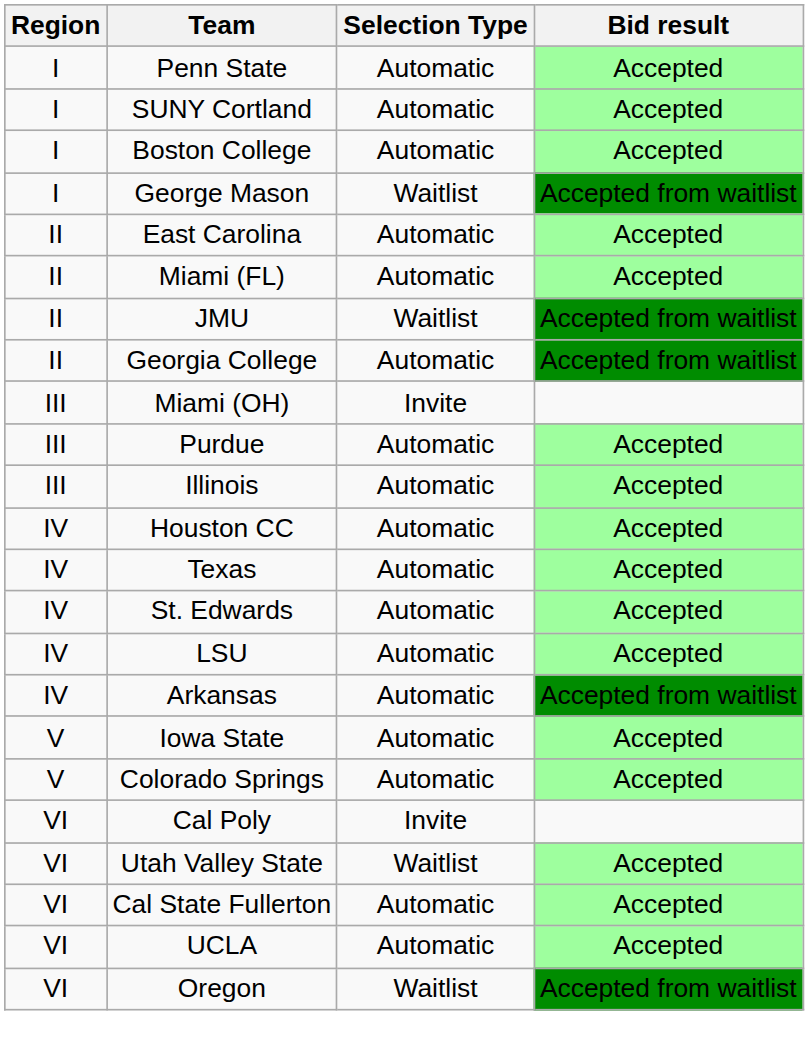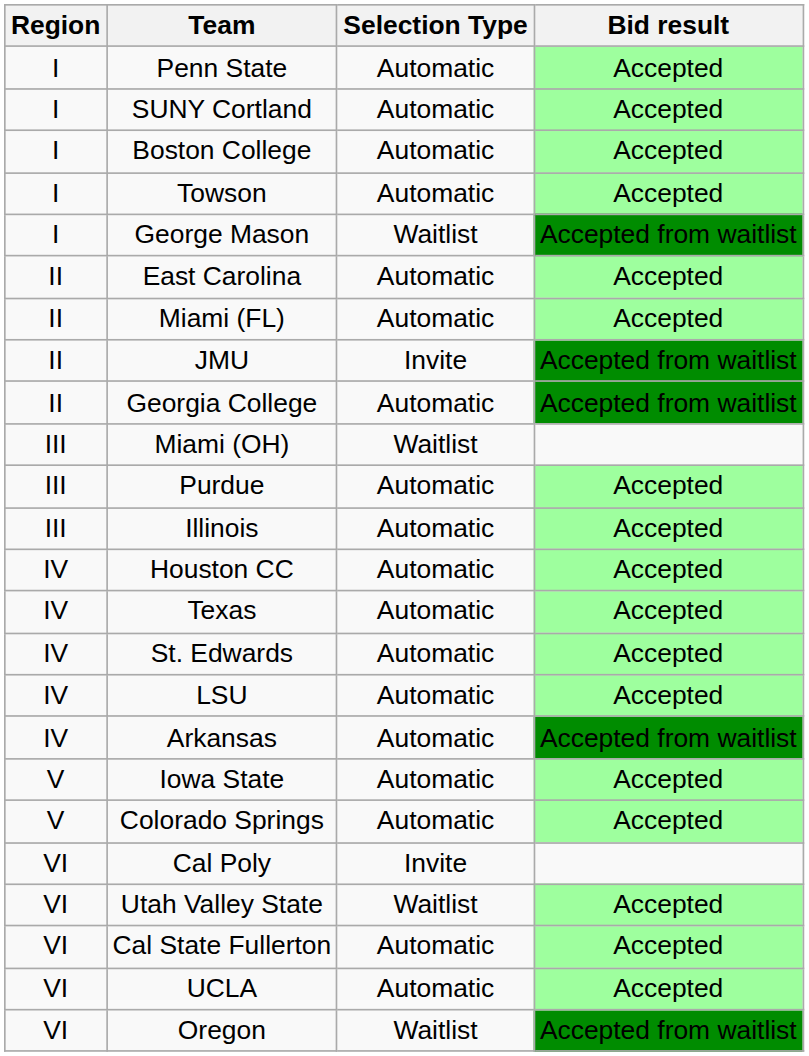+ row: (222, 192)
(436, 318) Waitlist -> (436, 360) Invite
(436, 402) Invite -> (436, 444) Waitlist
